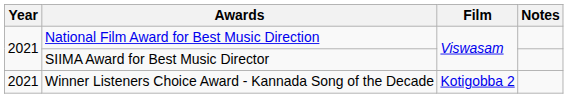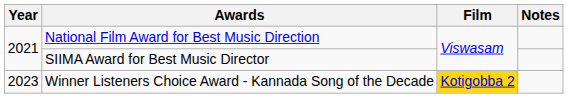(23, 81) 2021 -> (23, 81) 2023
(478, 81) no background -> (478, 81) gold background
